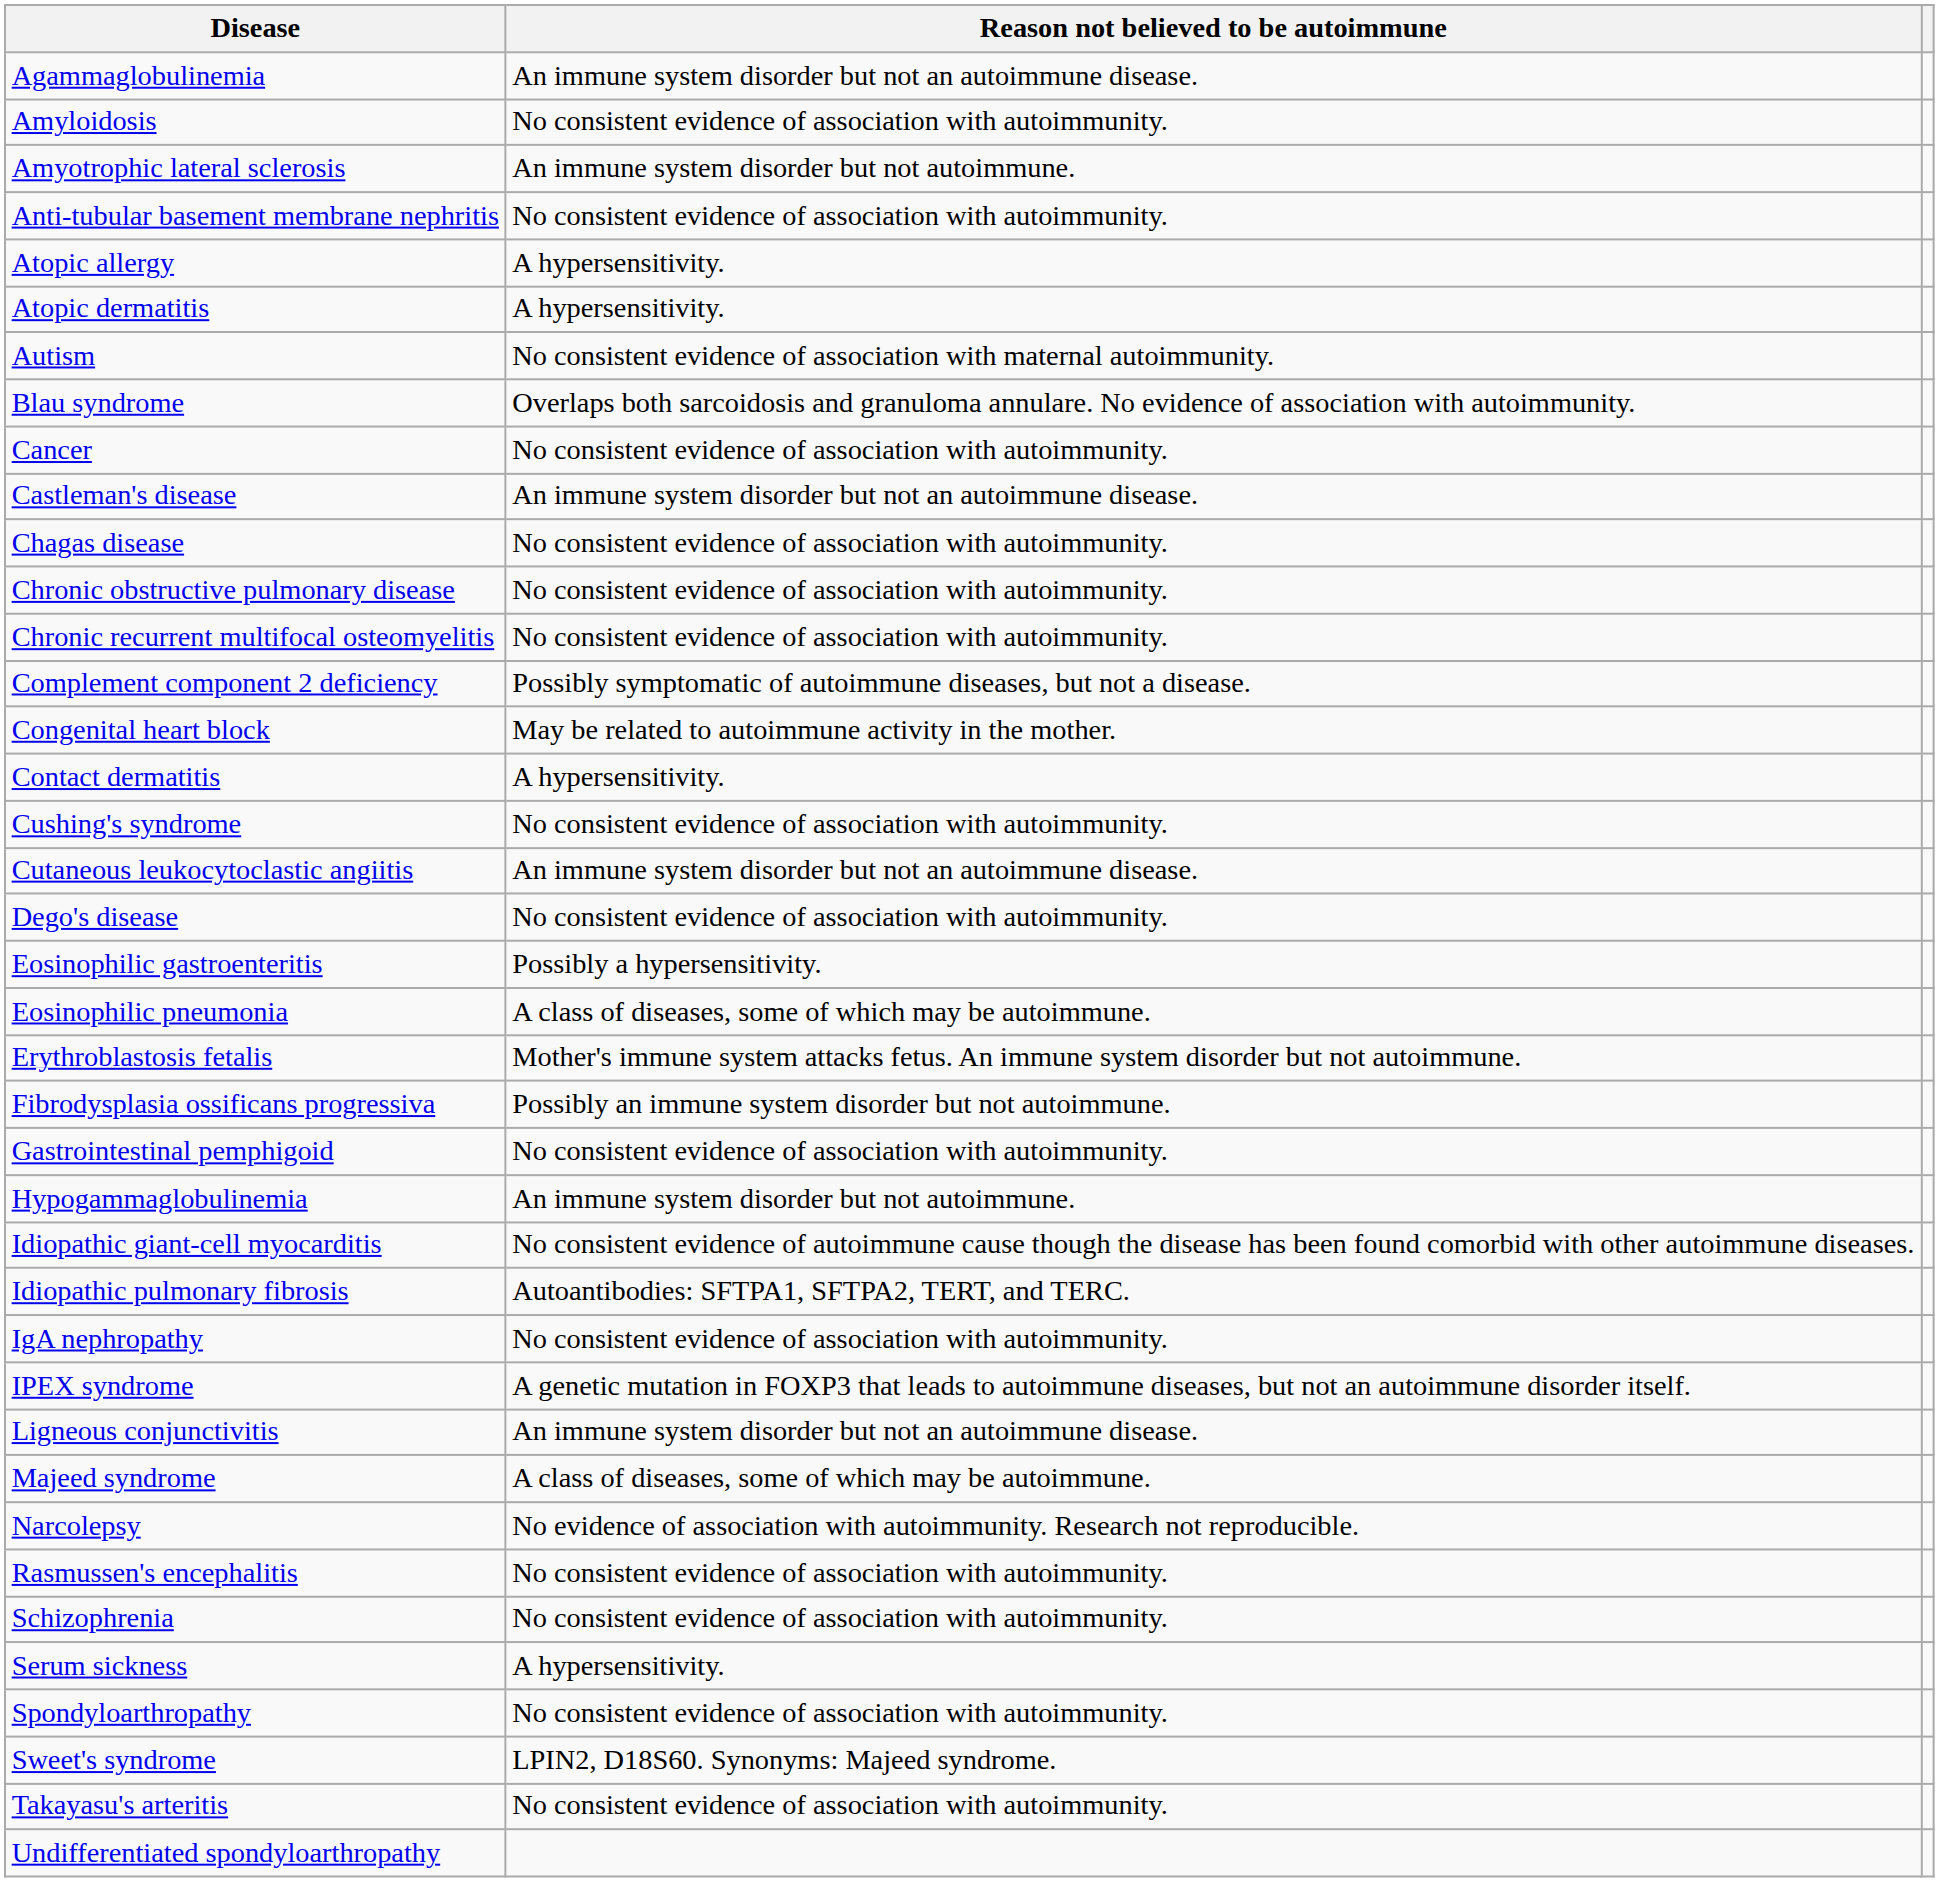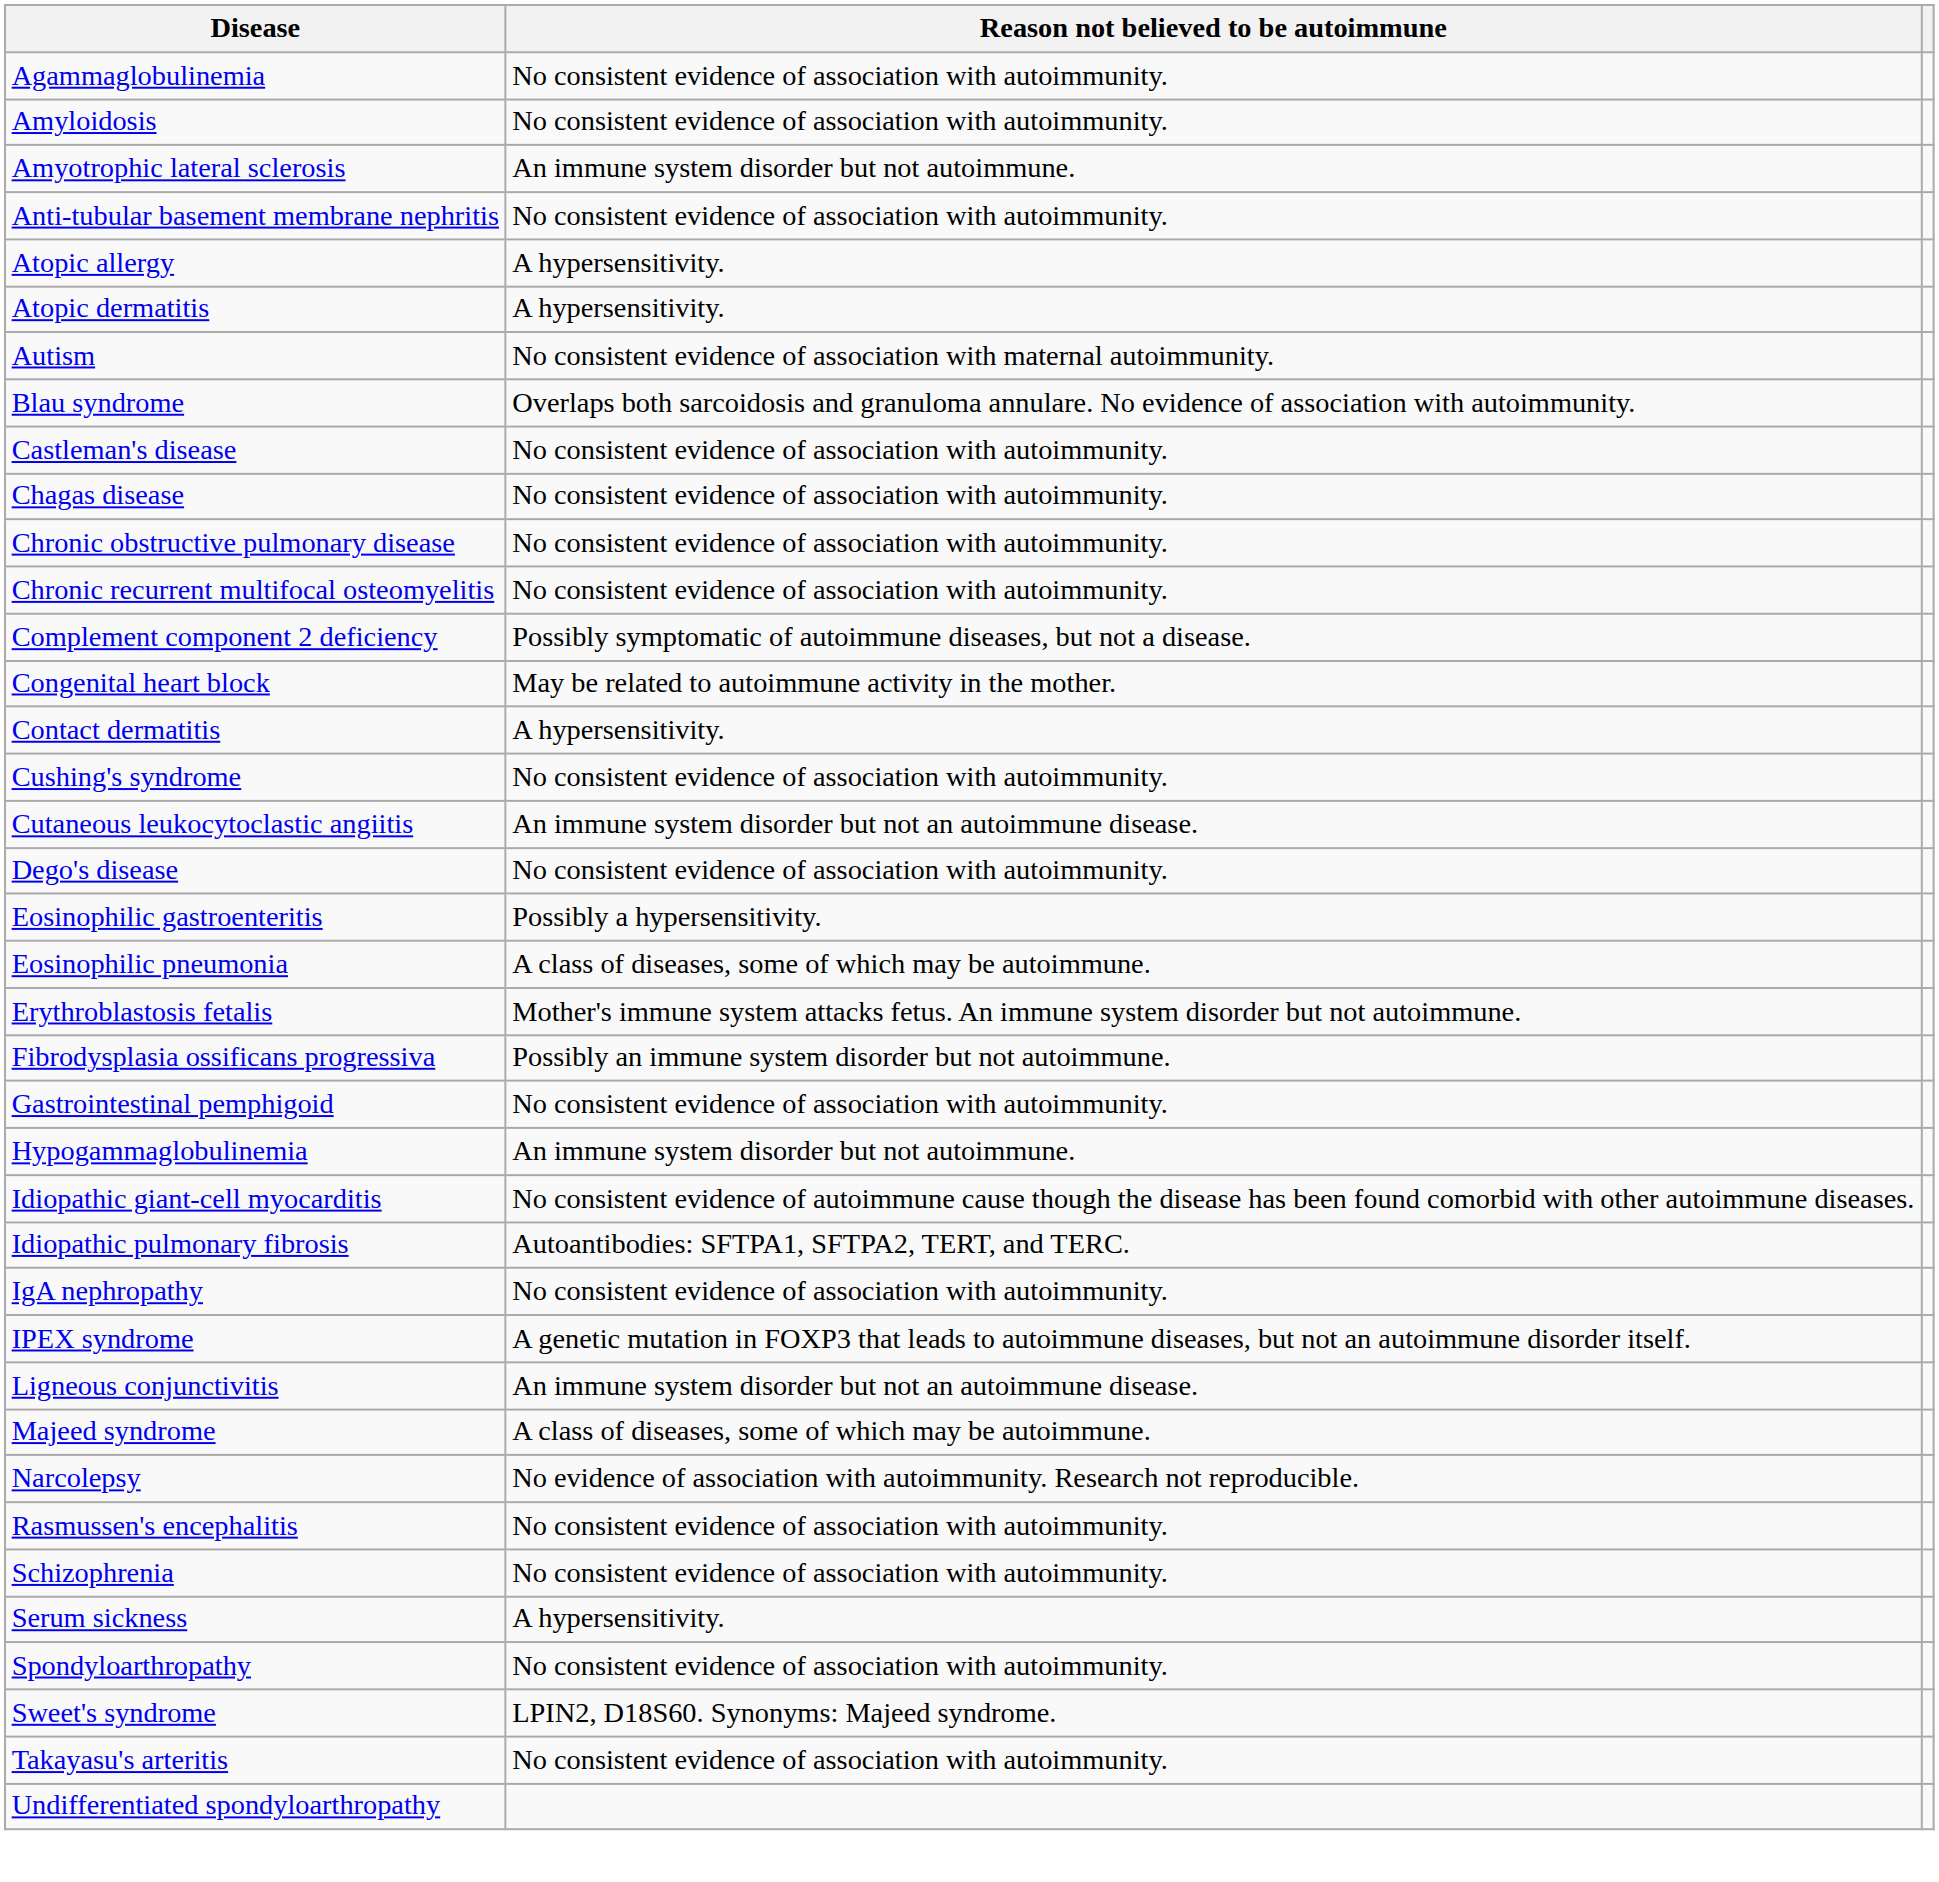(855, 75) An immune system disorder but not an autoimmune disease. -> (840, 75) No consistent evidence of association with autoimmunity.
- row: (52, 449)
(855, 496) An immune system disorder but not an autoimmune disease. -> (840, 449) No consistent evidence of association with autoimmunity.
